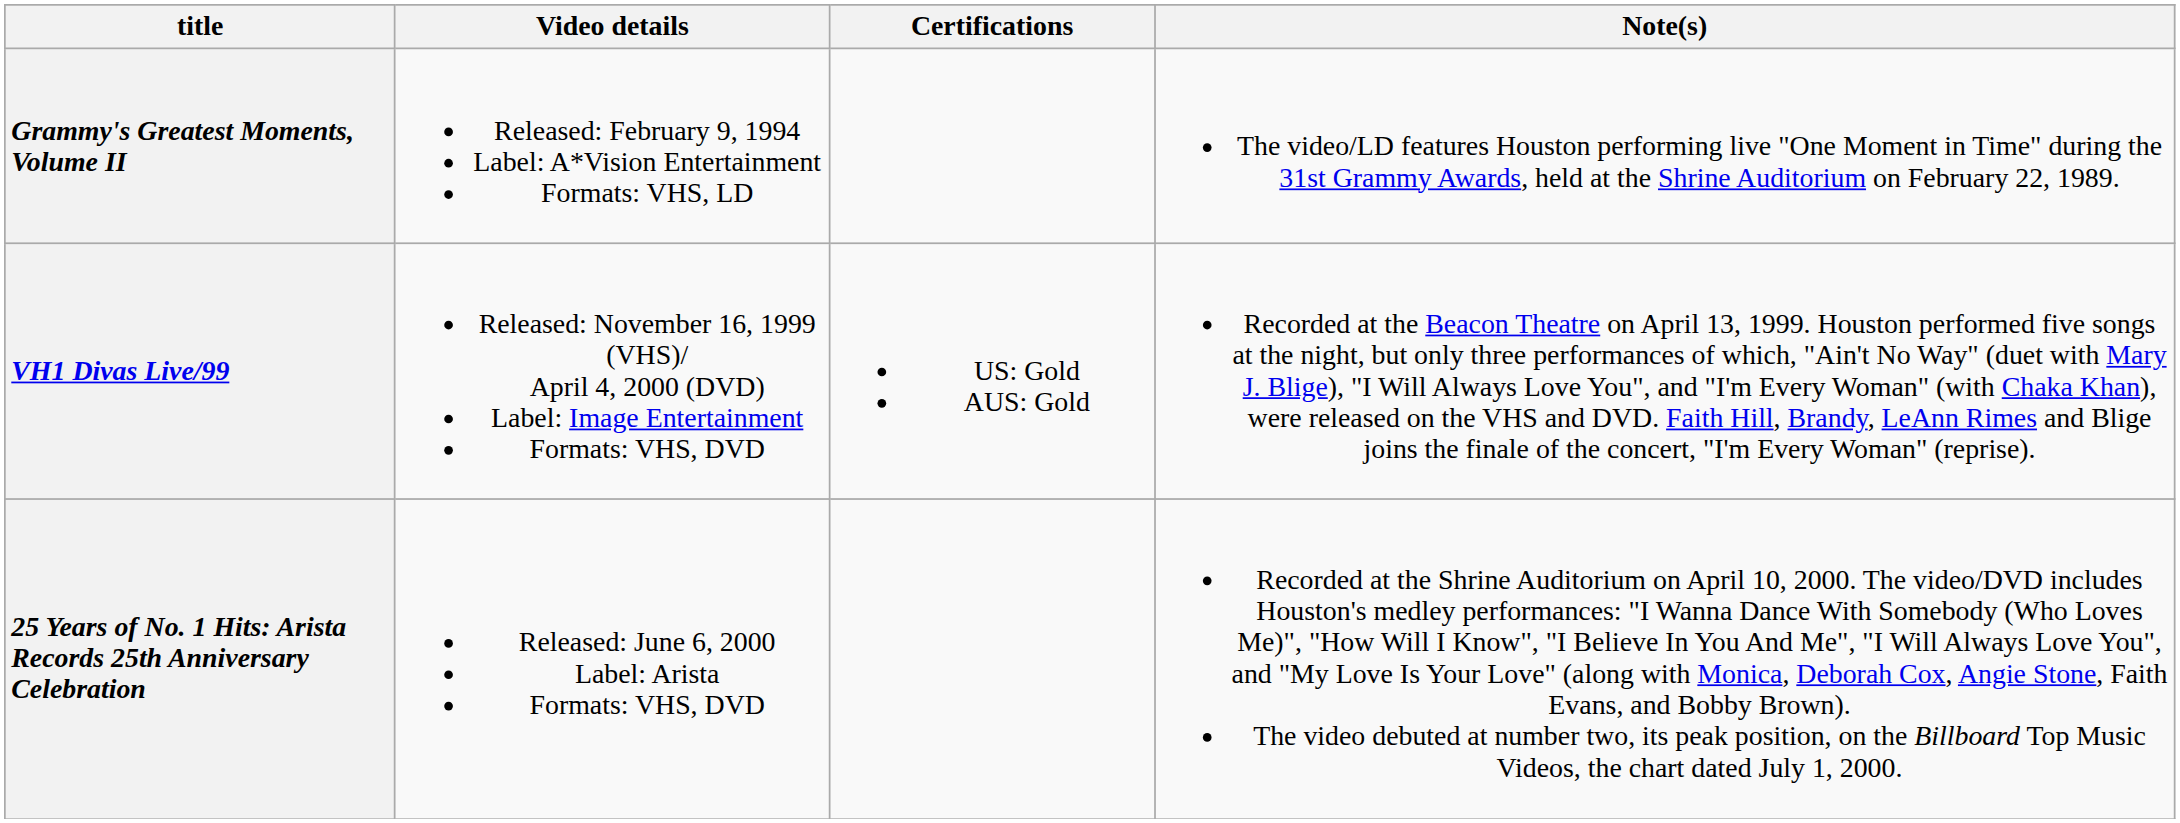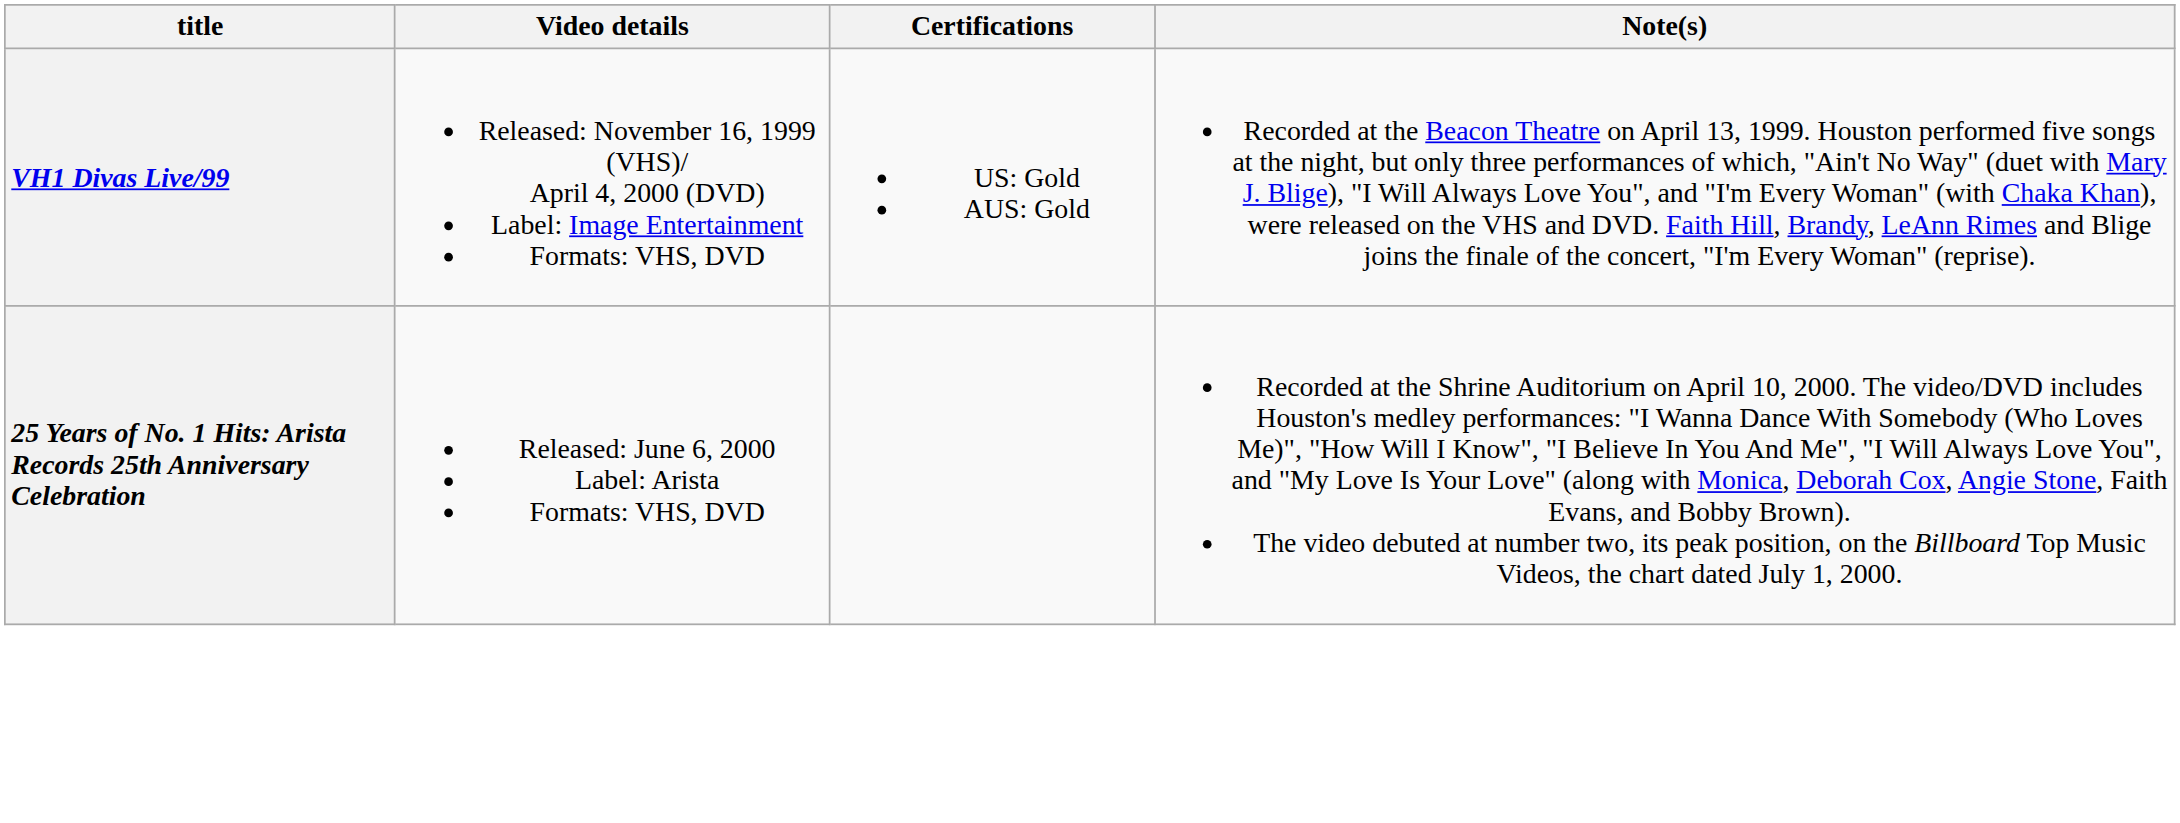- row: (183, 145)
